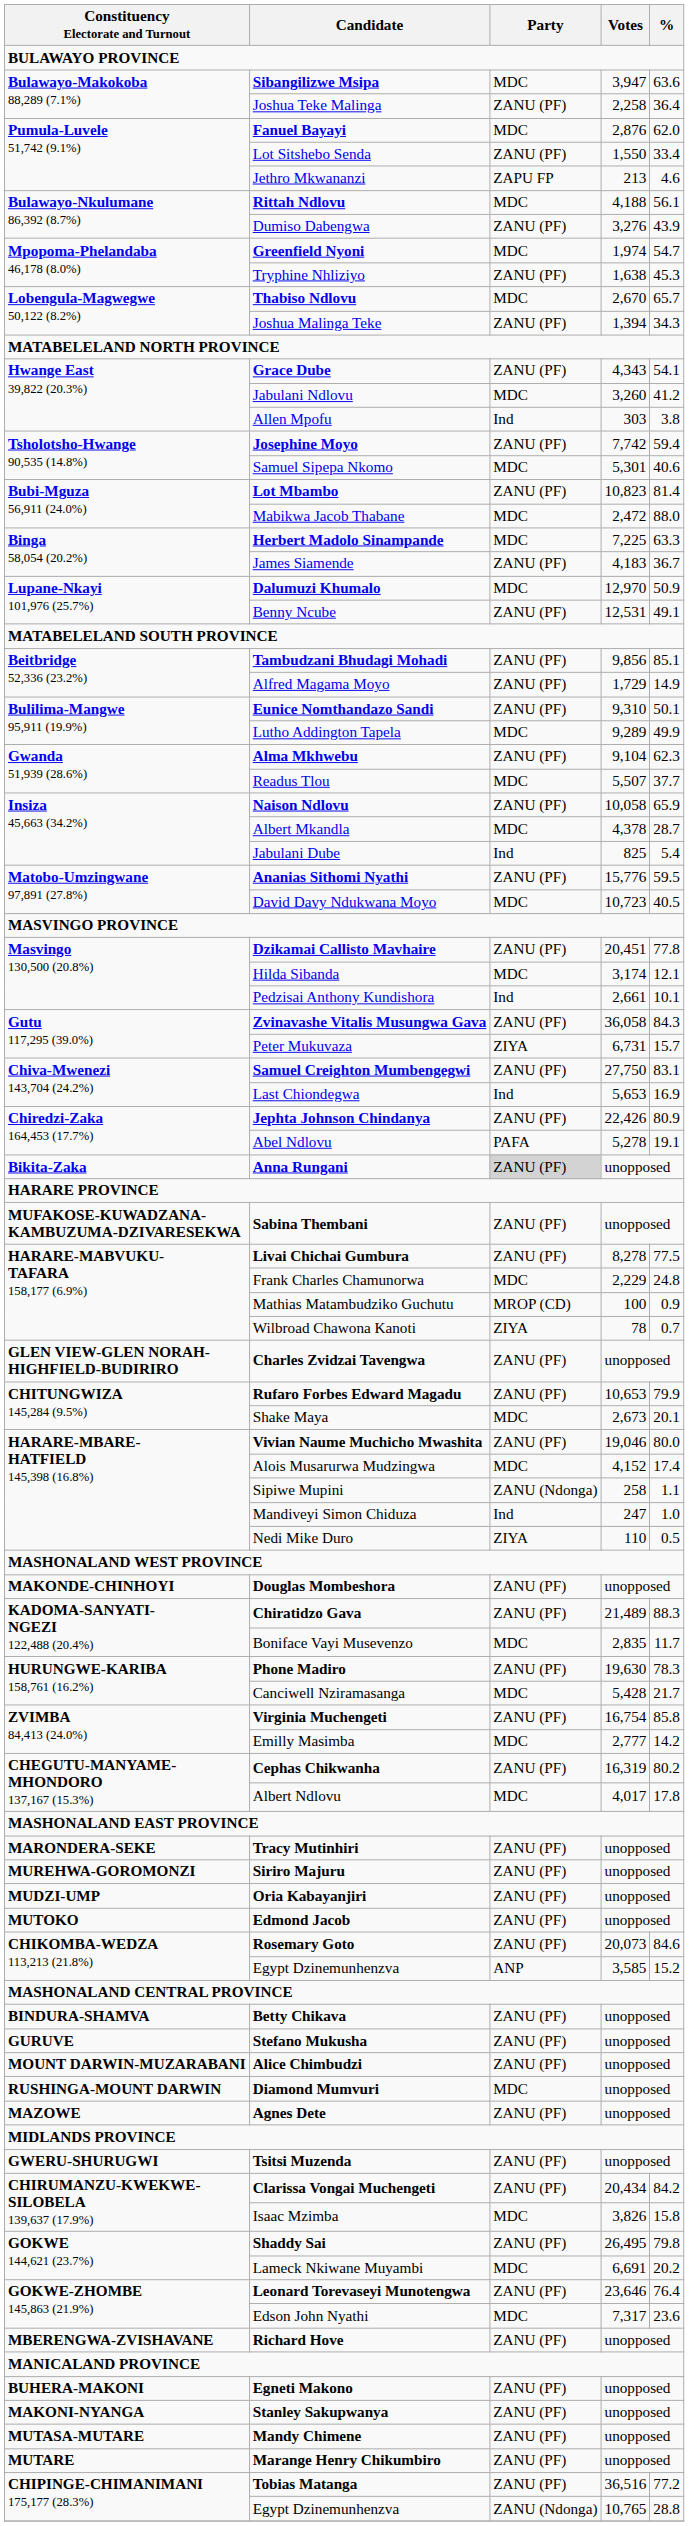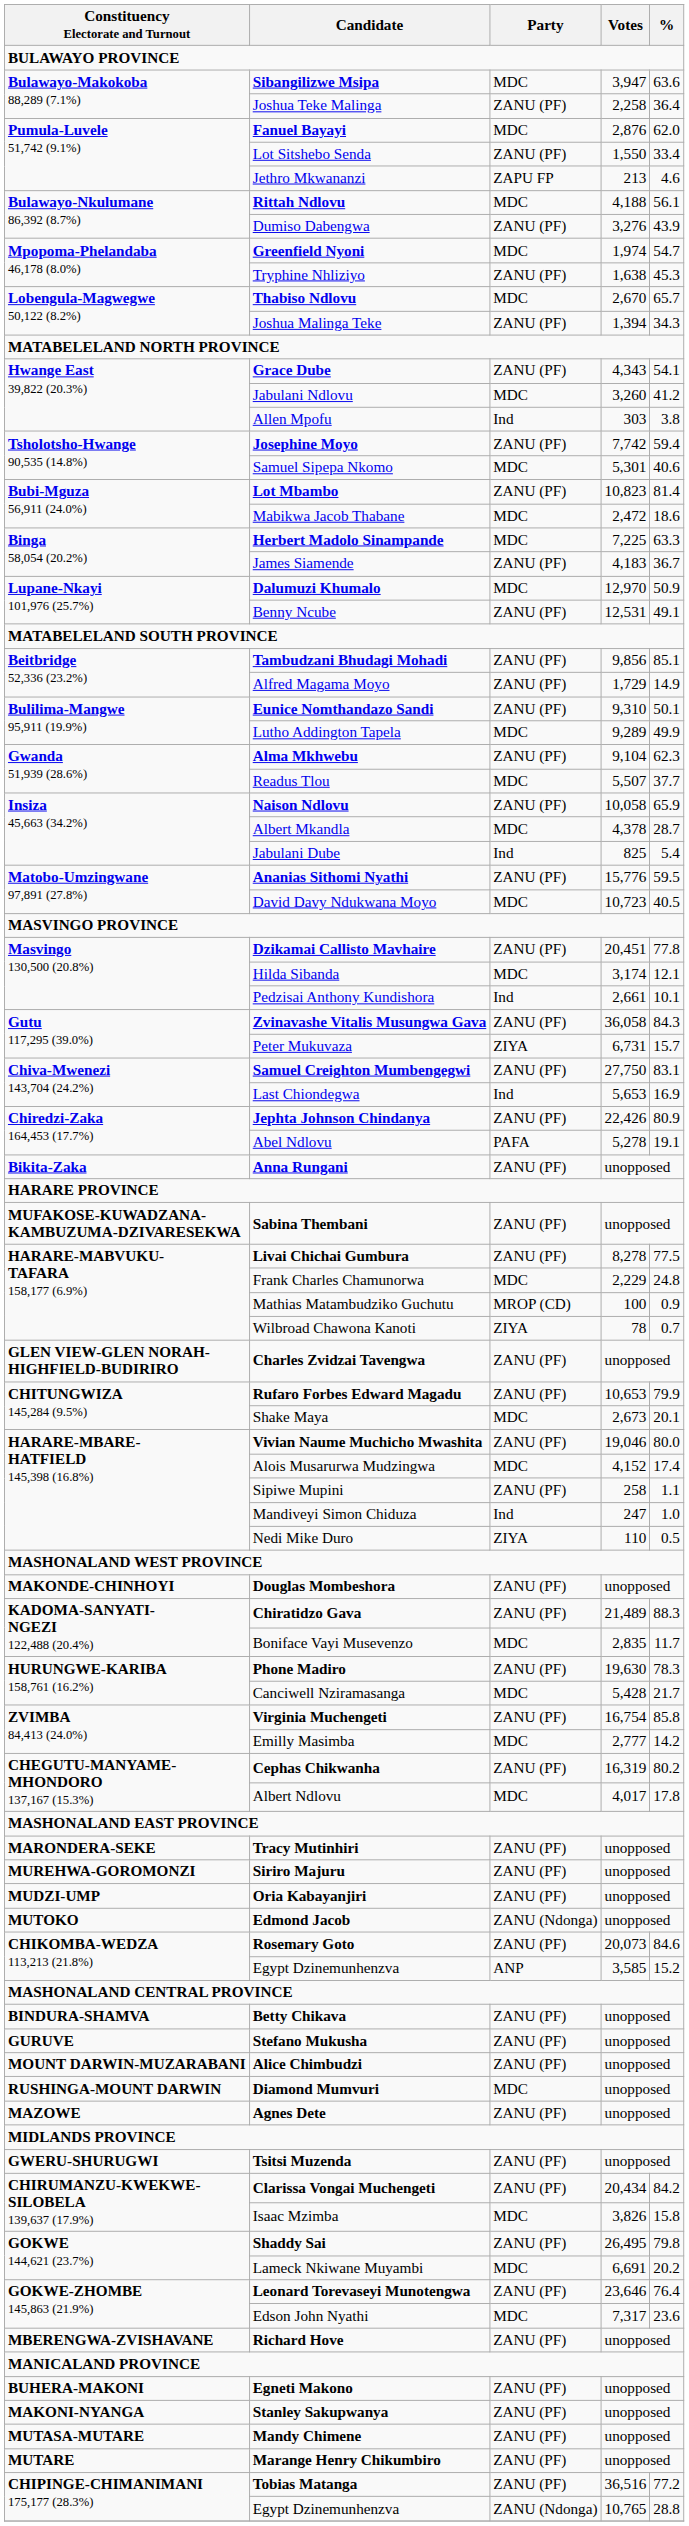(667, 515) 88.0 -> (667, 515) 18.6
(530, 1166) lightgrey background -> (530, 1166) no background
(545, 1490) ZANU (Ndonga) -> (530, 1490) ZANU (PF)
(530, 1920) ZANU (PF) -> (545, 1920) ZANU (Ndonga)
